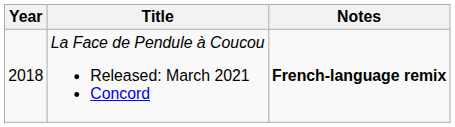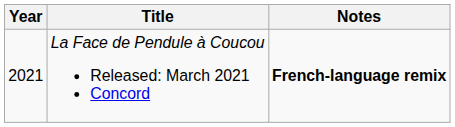(26, 75) 2018 -> (26, 75) 2021
